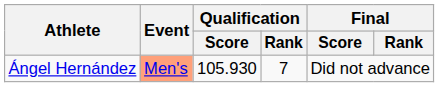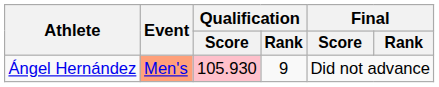(227, 69) no background -> (227, 69) pink background
(284, 69) 7 -> (284, 69) 9
